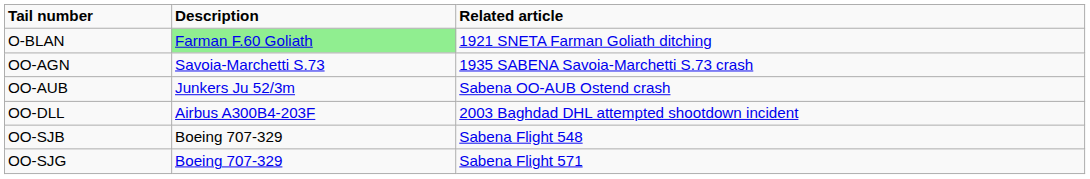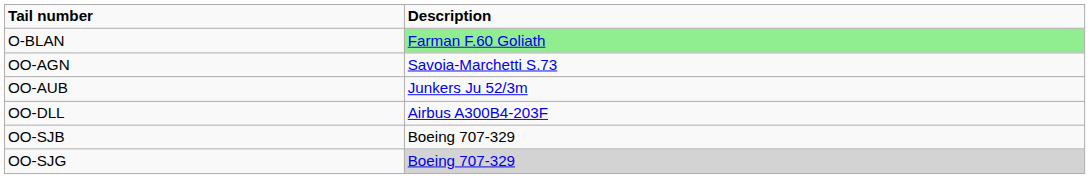- column: (511, 16)
(229, 161) no background -> (461, 161) lightgrey background
